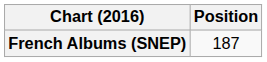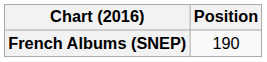(226, 43) 187 -> (226, 43) 190
